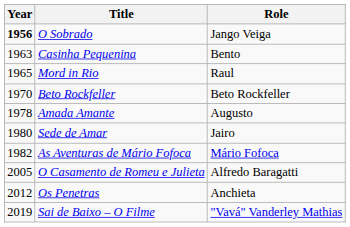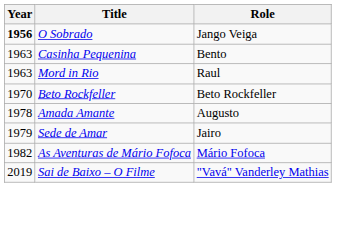(20, 73) 1965 -> (20, 73) 1963
(20, 133) 1980 -> (20, 133) 1979
- row: (121, 172)
- row: (69, 192)
